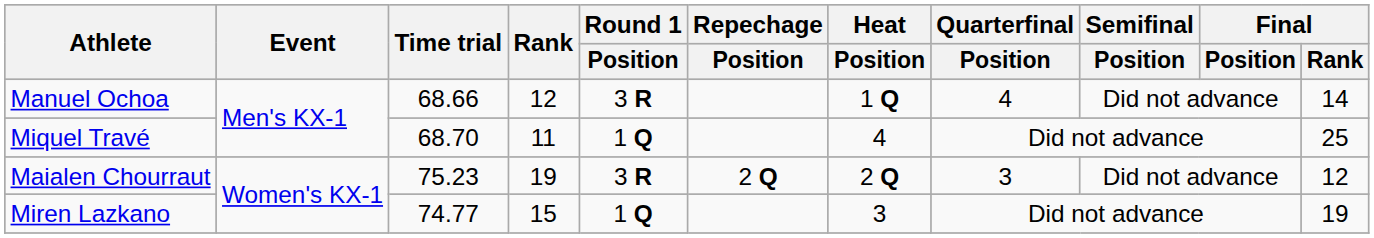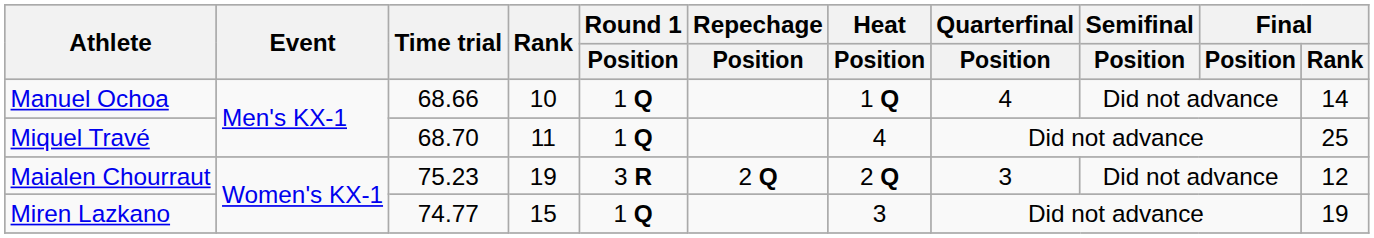(543, 99) 12 -> (543, 99) 10
(633, 99) 3 R -> (633, 99) 1 Q
